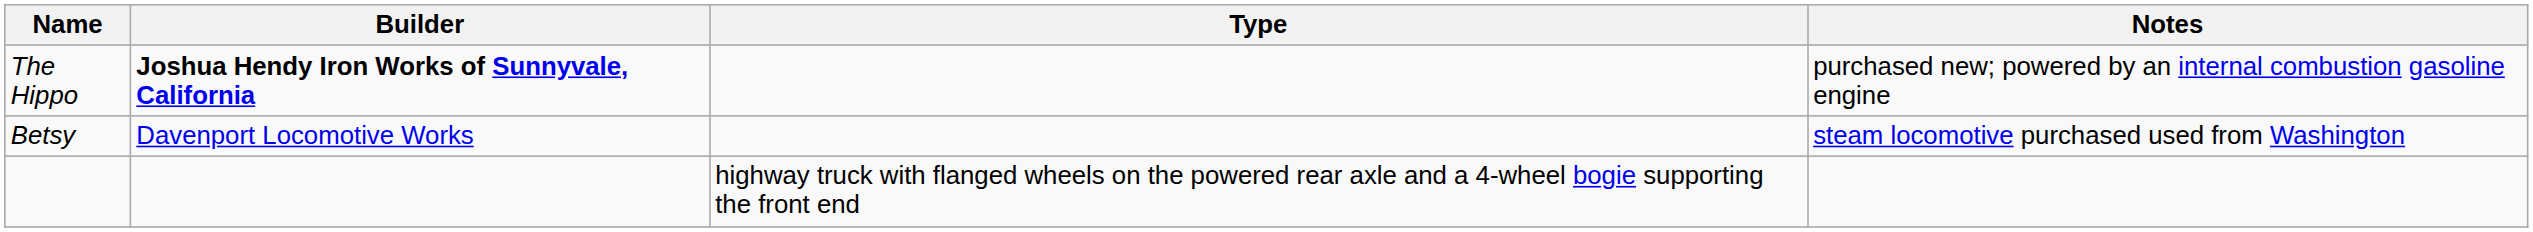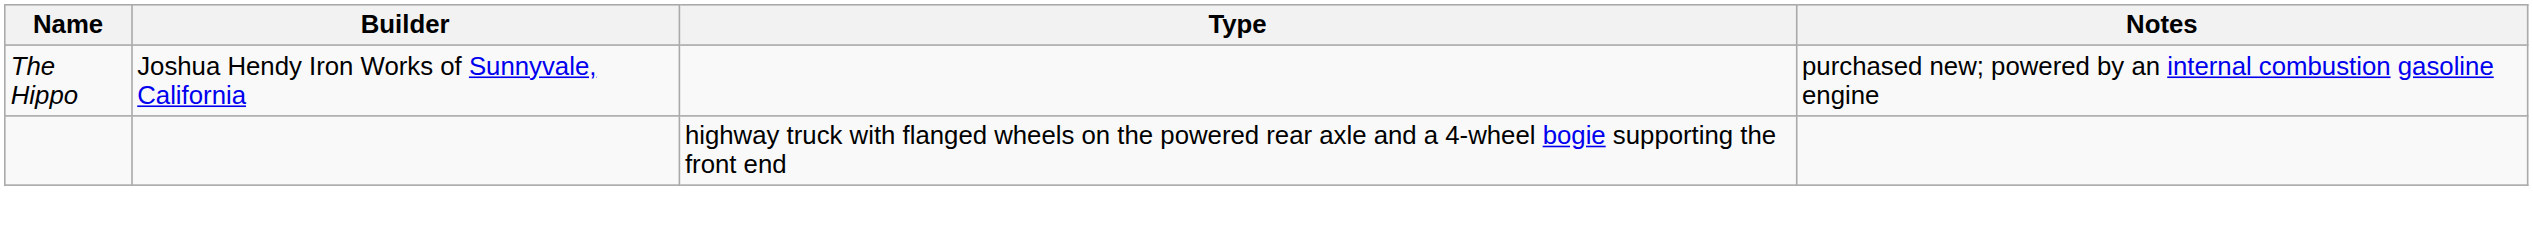(382, 80) bold -> (367, 80) normal
- row: (43, 135)
